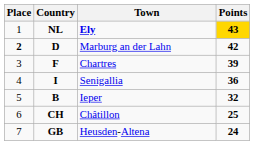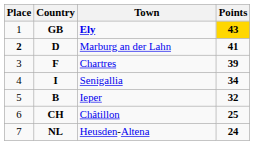(56, 30) NL -> (56, 30) GB
(233, 47) 42 -> (233, 47) 41
(233, 81) 36 -> (233, 81) 34
(56, 132) GB -> (56, 132) NL
